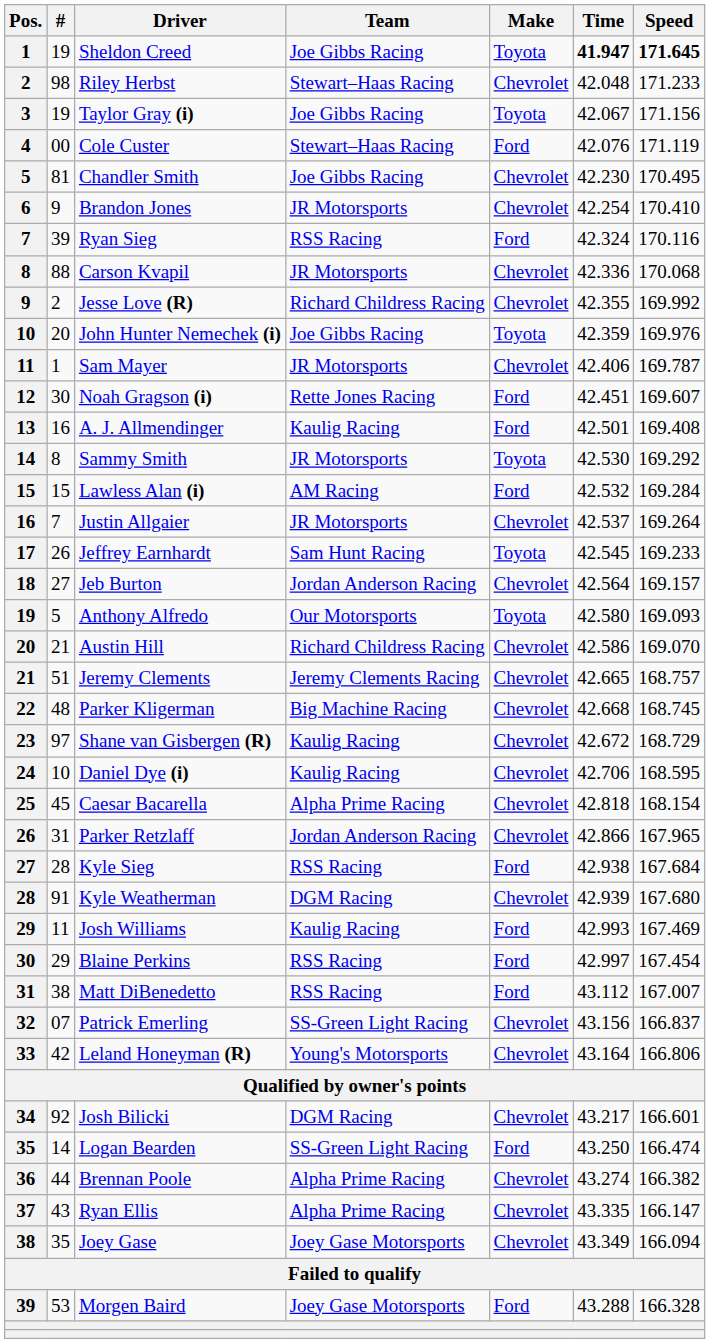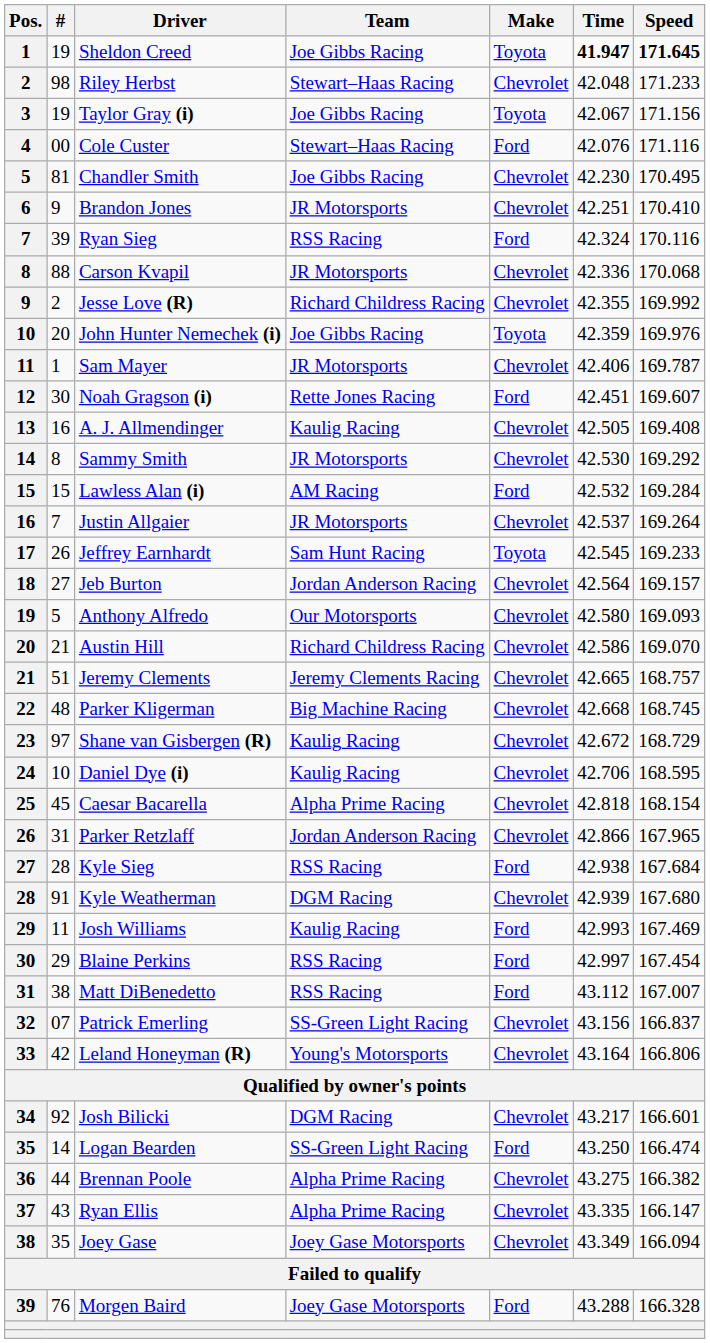(669, 145) 171.119 -> (669, 145) 171.116
(603, 208) 42.254 -> (603, 208) 42.251
(512, 427) Ford -> (531, 427) Chevrolet
(603, 427) 42.501 -> (603, 427) 42.505
(520, 458) Toyota -> (531, 458) Chevrolet
(520, 615) Toyota -> (531, 615) Chevrolet
(603, 1179) 43.274 -> (603, 1179) 43.275
(61, 1304) 53 -> (61, 1304) 76
